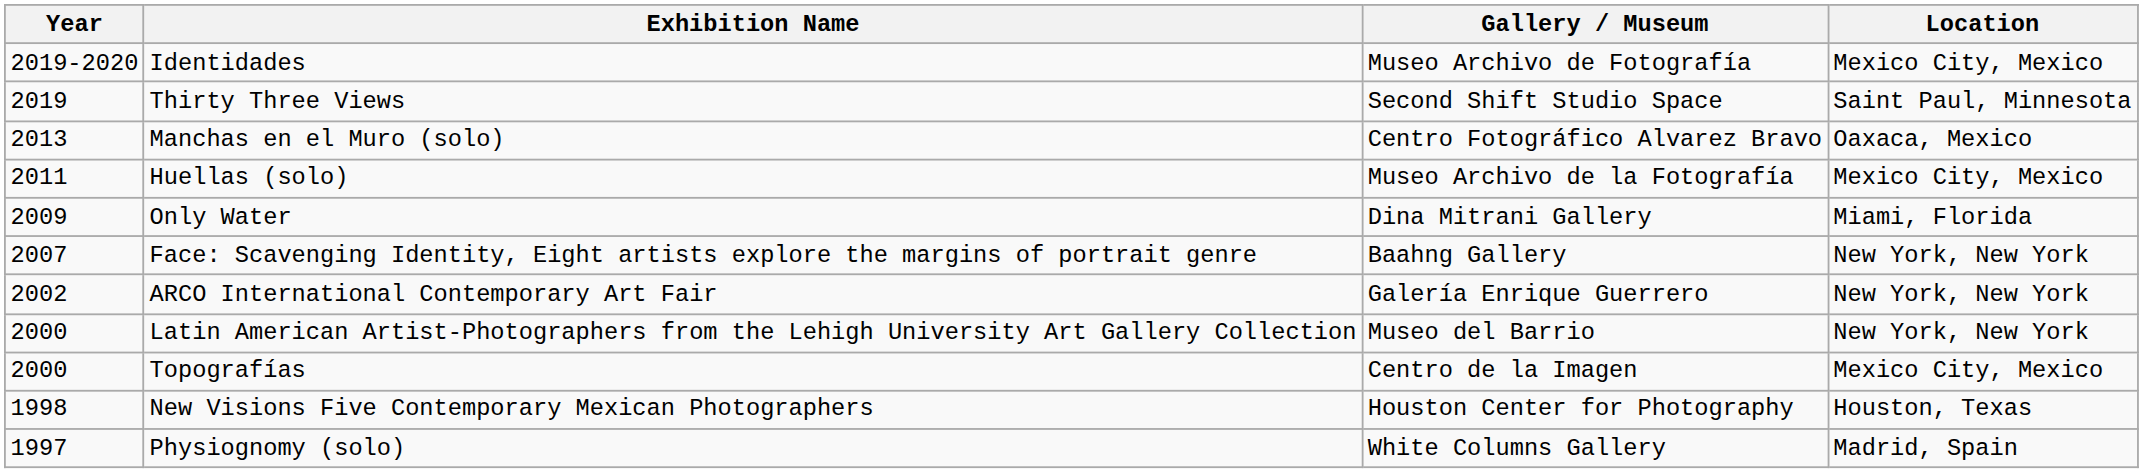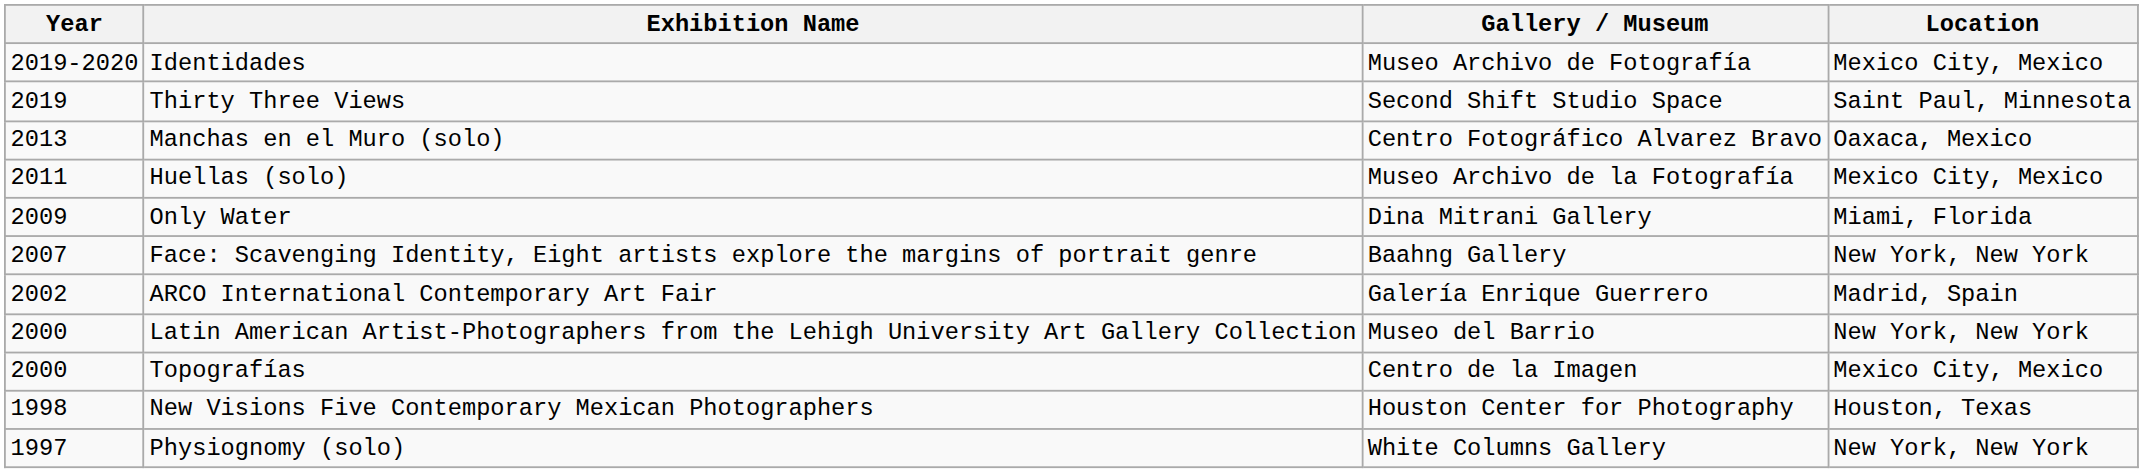(1961, 294) New York, New York -> (1926, 294) Madrid, Spain
(1926, 448) Madrid, Spain -> (1961, 448) New York, New York
